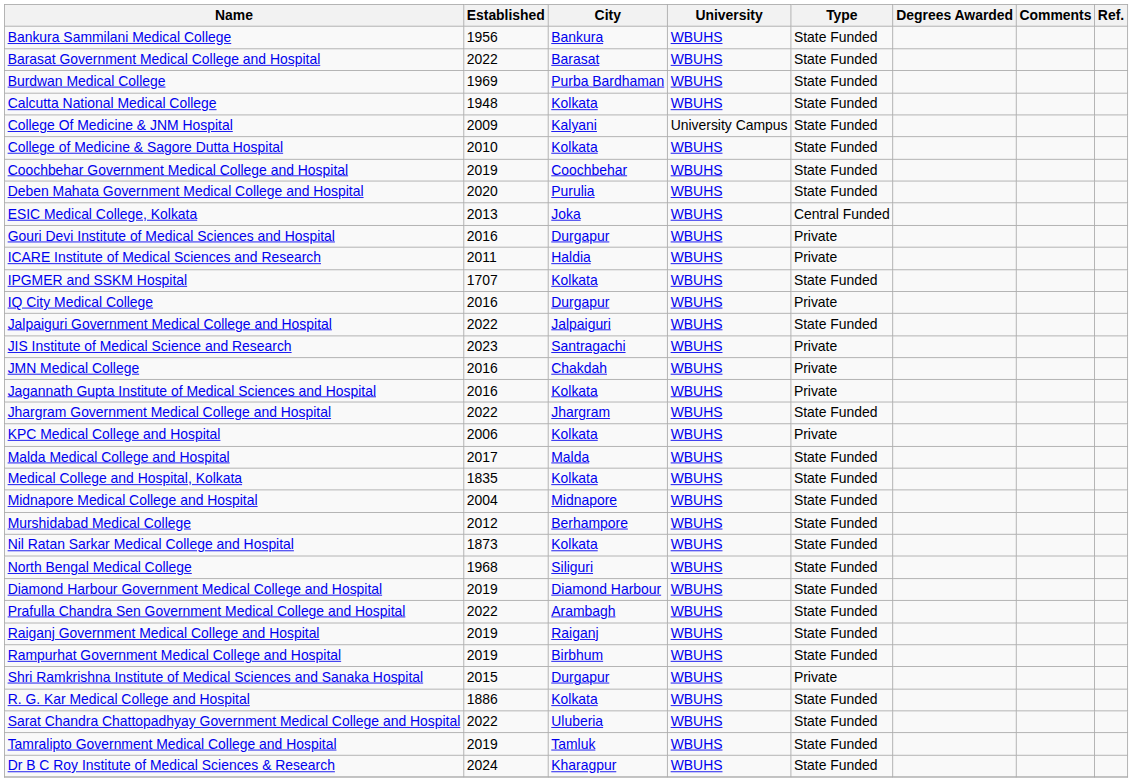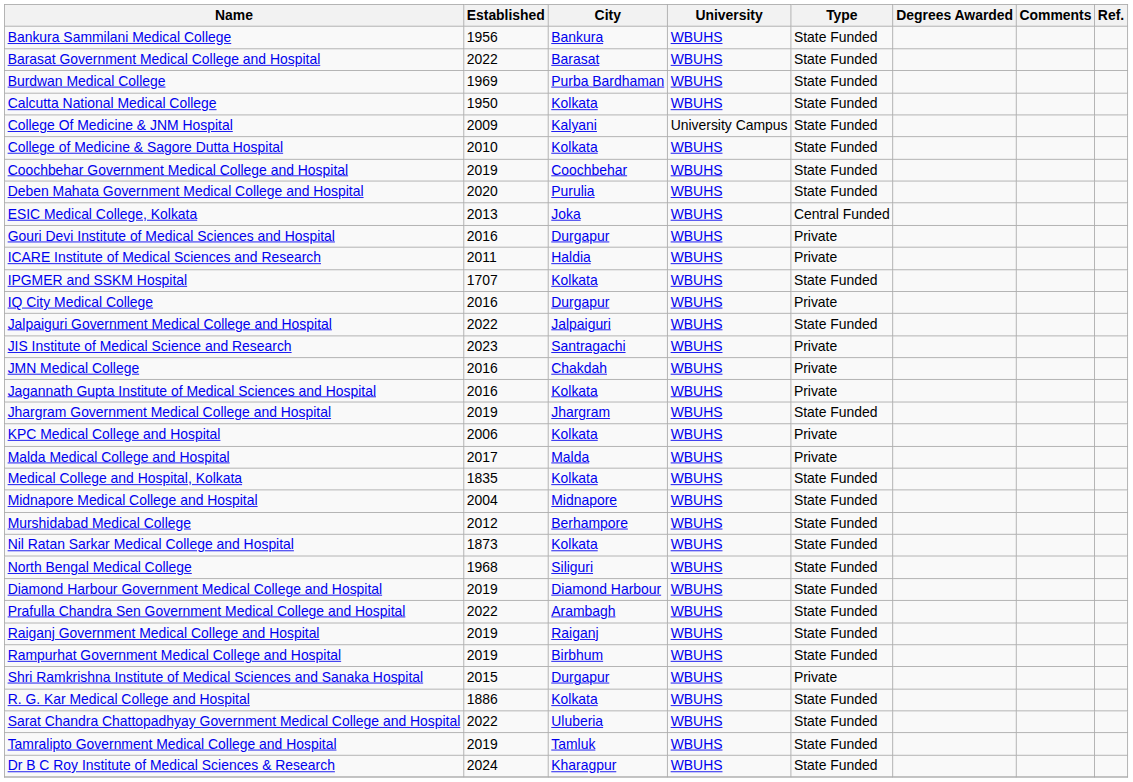(482, 103) 1948 -> (482, 103) 1950
(482, 412) 2022 -> (482, 412) 2019
(836, 457) State Funded -> (816, 457) Private
